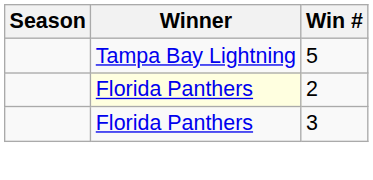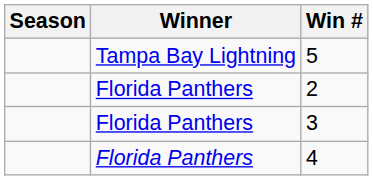(174, 89) lightyellow background -> (174, 89) no background
+ row: (312, 157)
